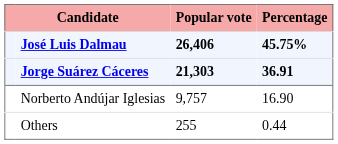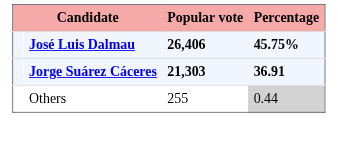- row: (93, 98)
(274, 125) no background -> (266, 98) lightgrey background
